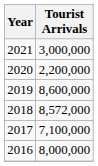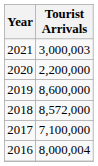(64, 49) 3,000,000 -> (64, 49) 3,000,003
(64, 150) 8,000,000 -> (64, 150) 8,000,004
